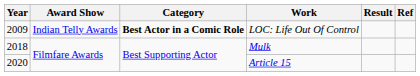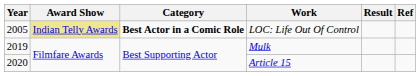(17, 29) 2009 -> (17, 29) 2005
(75, 29) no background -> (75, 29) khaki background
(17, 46) 2018 -> (17, 46) 2019
